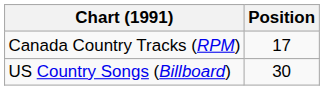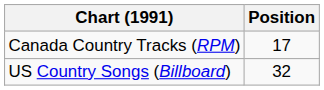(282, 71) 30 -> (282, 71) 32
